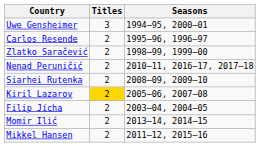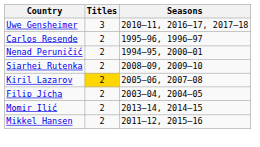(167, 25) 1994–95, 2000–01 -> (185, 25) 2010–11, 2016–17, 2017–18
- row: (47, 53)
(190, 66) 2010–11, 2016–17, 2017–18 -> (162, 53) 1994–95, 2000–01
